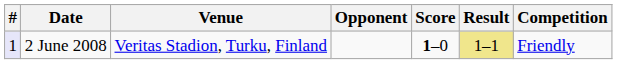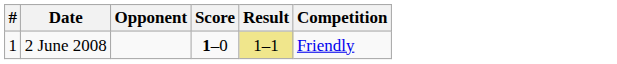- column: (221, 17)
(13, 44) lavender background -> (13, 44) no background
